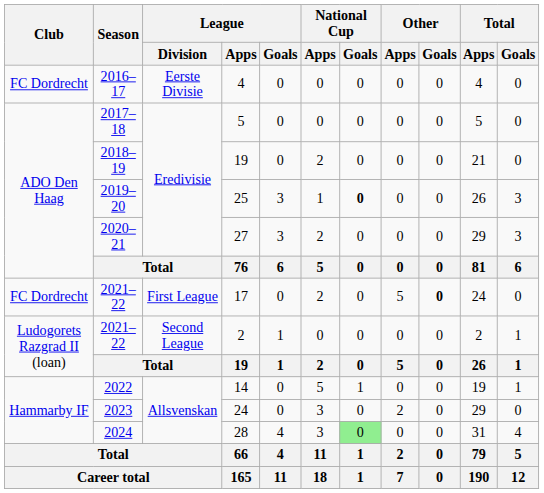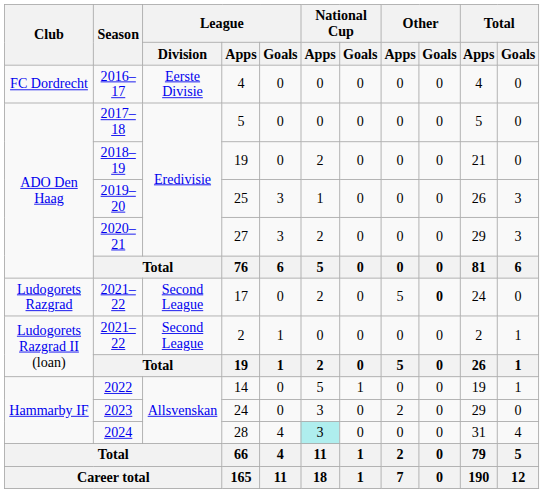(360, 198) bold -> (360, 198) normal
(49, 297) FC Dordrecht -> (49, 297) Ludogorets Razgrad
(183, 297) First League -> (183, 297) Second League
(320, 432) no background -> (320, 432) paleturquoise background
(360, 432) lightgreen background -> (360, 432) no background
